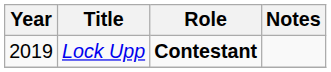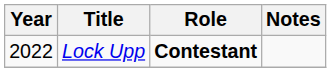(31, 51) 2019 -> (31, 51) 2022
